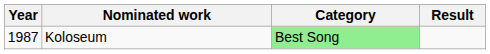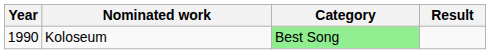(23, 37) 1987 -> (23, 37) 1990
